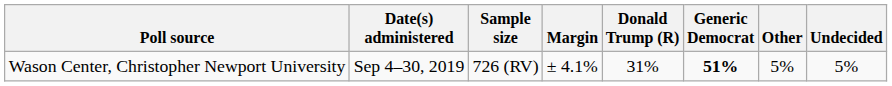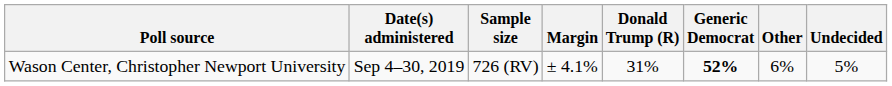(721, 66) 51% -> (721, 66) 52%
(782, 66) 5% -> (782, 66) 6%
